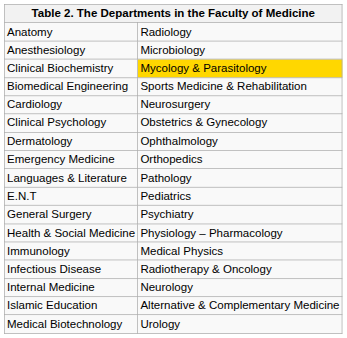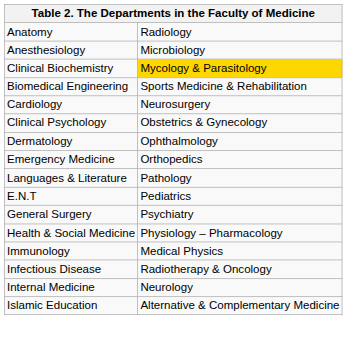- row: (65, 324)
